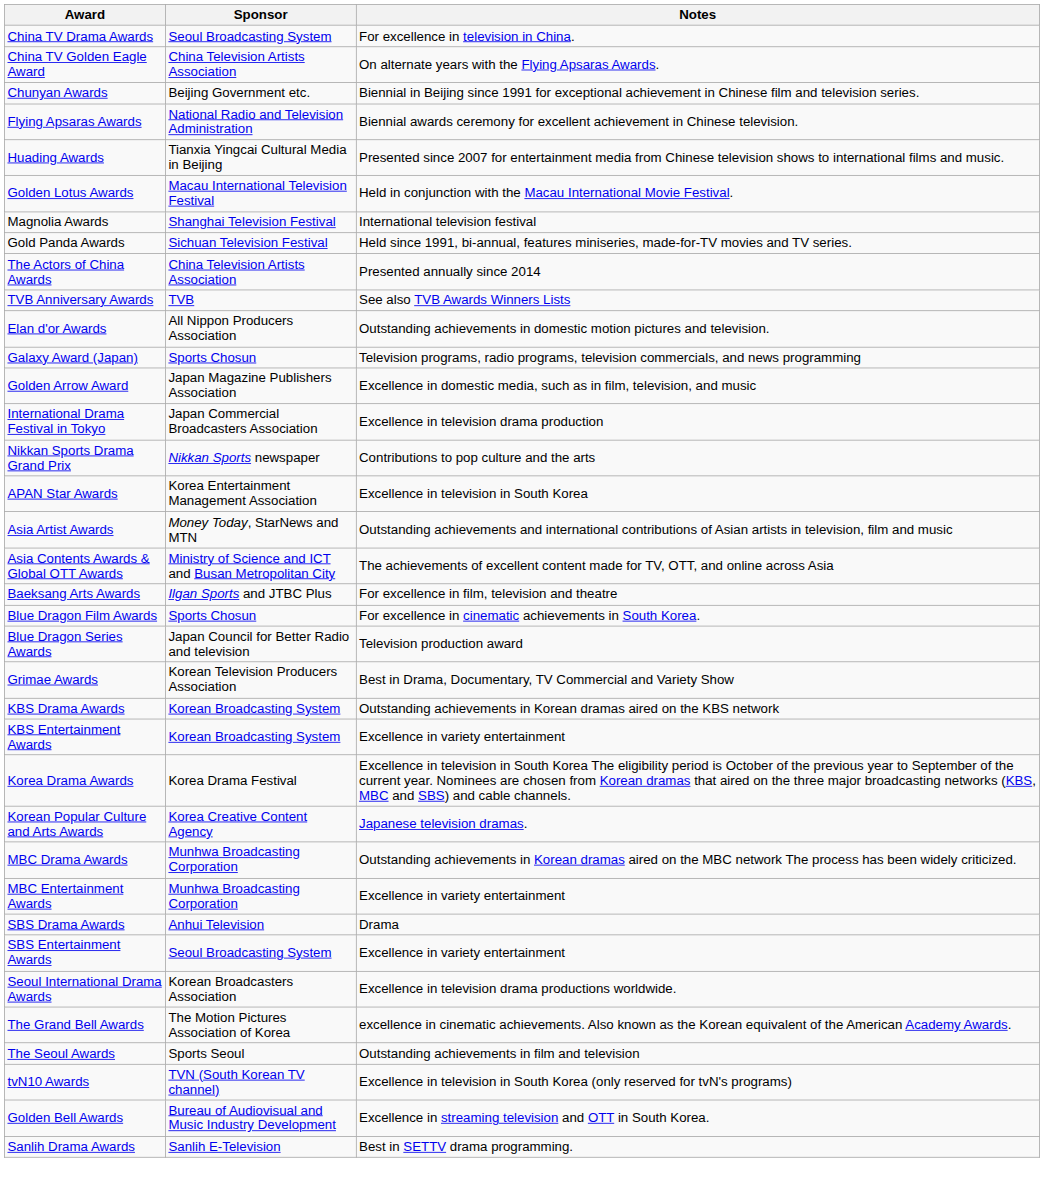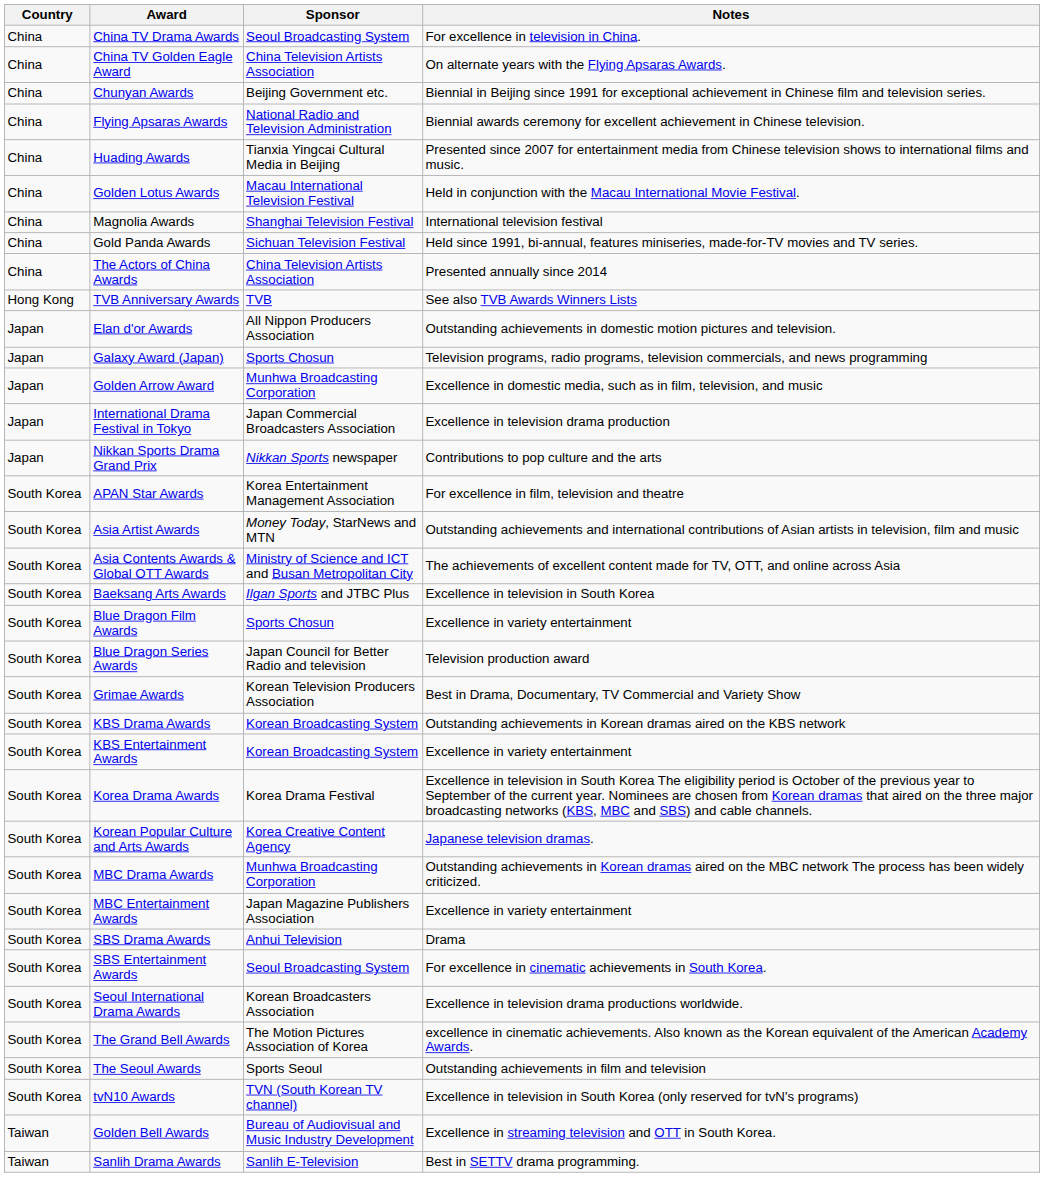+ column: (47, 15)
(250, 385) Japan Magazine Publishers Association -> (312, 385) Munhwa Broadcasting Corporation
(473, 493) Excellence in television in South Korea -> (555, 493) For excellence in film, television and theatre
(488, 594) For excellence in film, television and theatre -> (540, 594) Excellence in television in South Korea
(530, 615) For excellence in cinematic achievements in South Korea. -> (528, 623) Excellence in variety entertainment
(234, 896) Munhwa Broadcasting Corporation -> (328, 911) Japan Magazine Publishers Association
(462, 953) Excellence in variety entertainment -> (596, 968) For excellence in cinematic achievements in South Korea.
